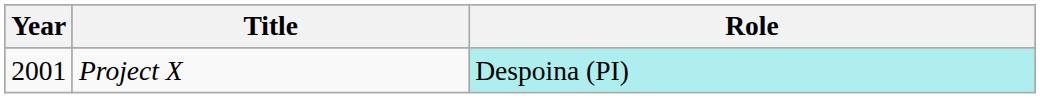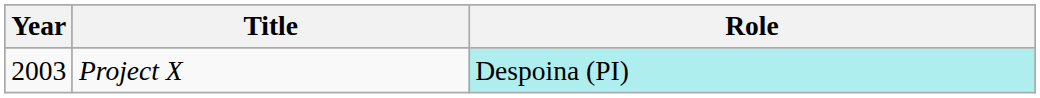(39, 69) 2001 -> (39, 69) 2003
